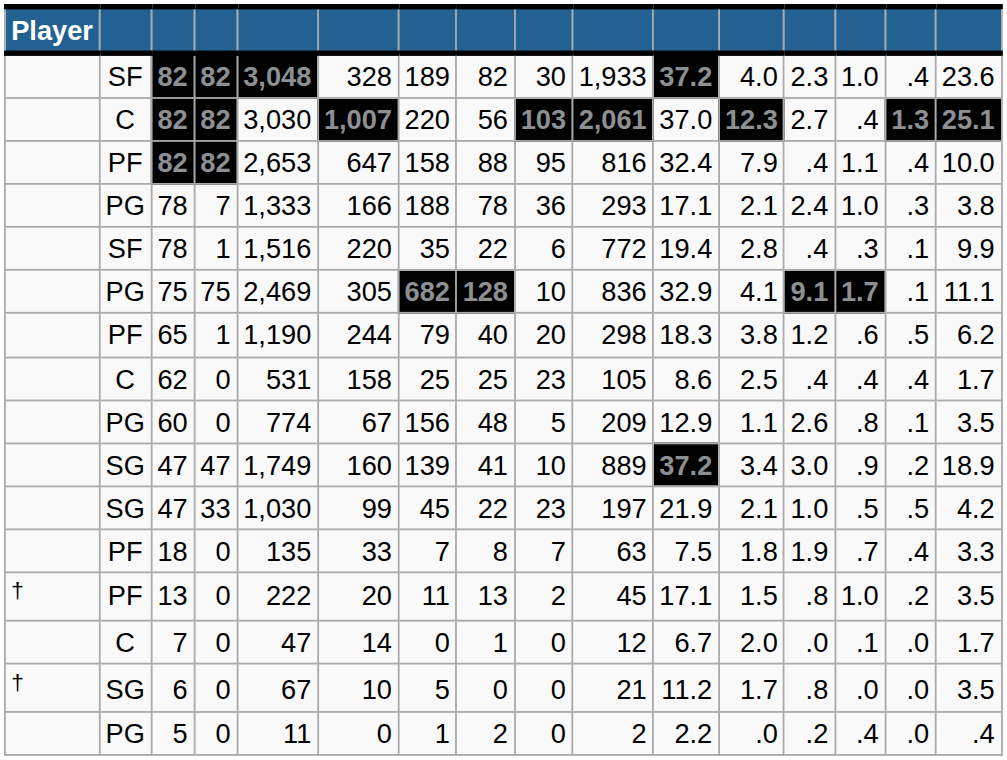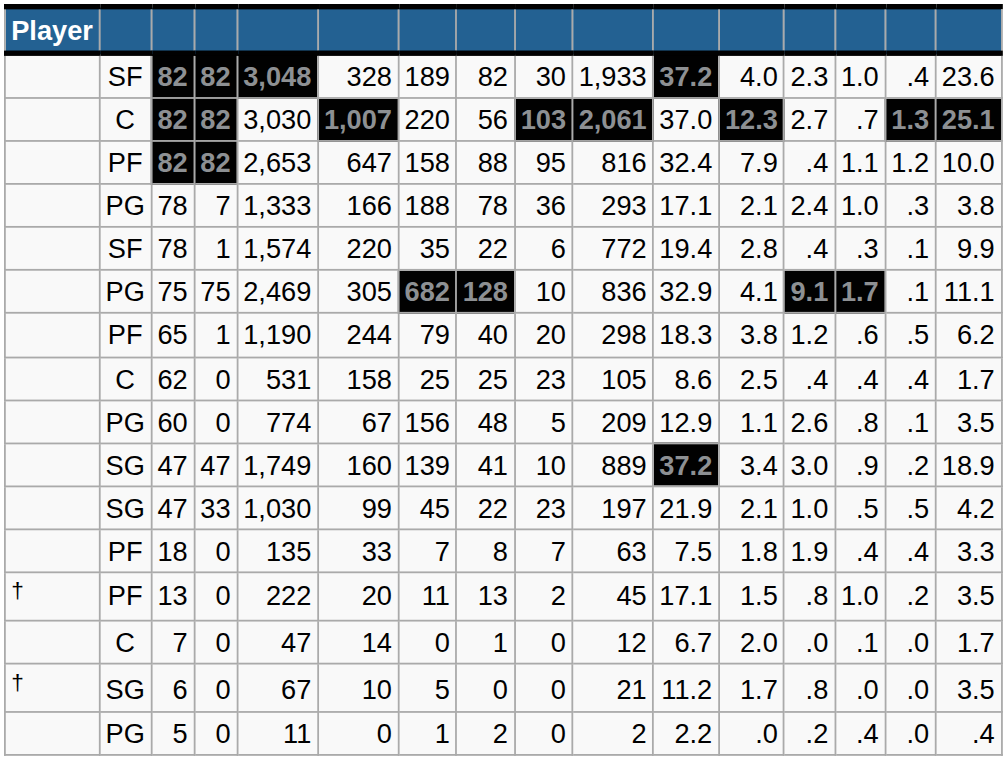(867, 120) .4 -> (867, 120) .7
(918, 163) .4 -> (910, 163) 1.2
(277, 249) 1,516 -> (277, 249) 1,574
(867, 551) .7 -> (867, 551) .4
